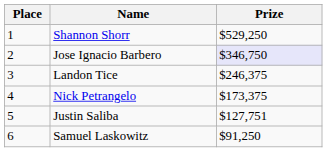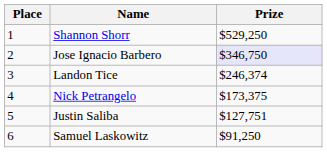(243, 75) $246,375 -> (243, 75) $246,374
